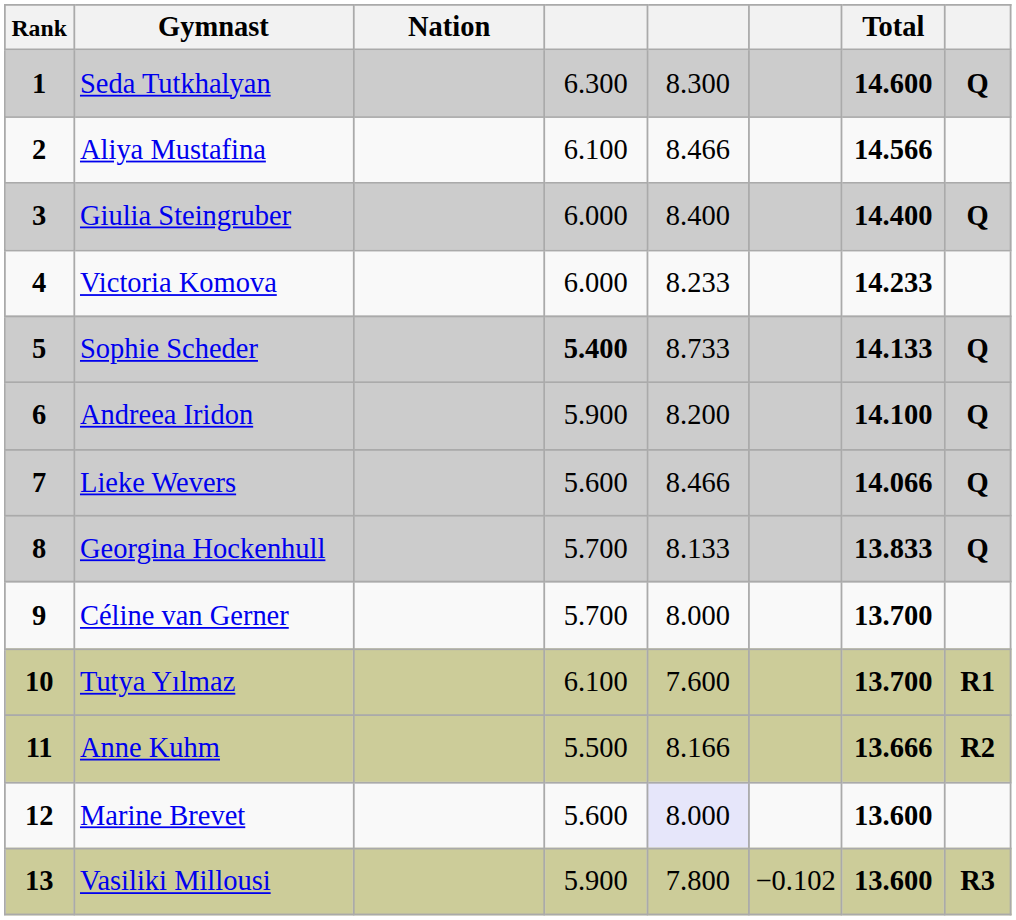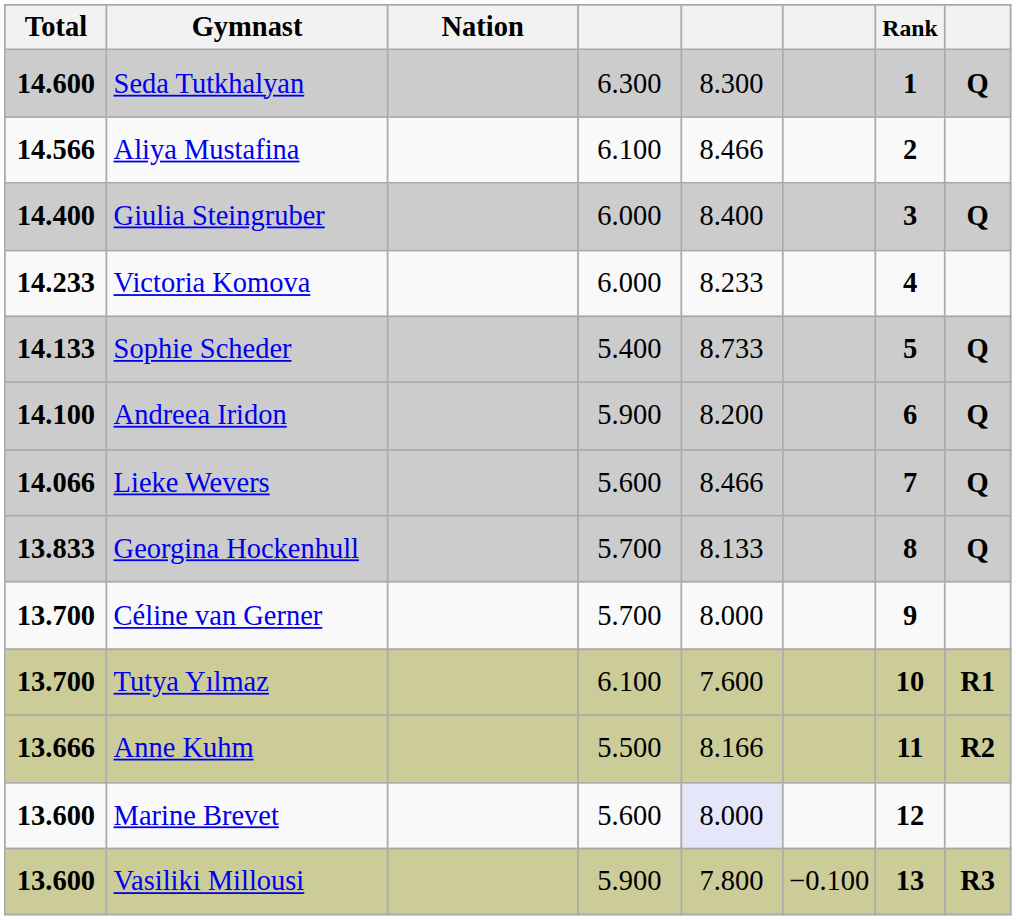columns swapped: (39, 28) <-> (893, 27)
(596, 349) bold -> (629, 349) normal
(796, 881) −0.102 -> (829, 881) −0.100
